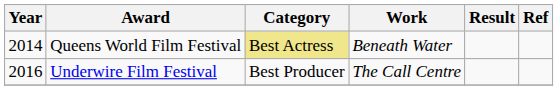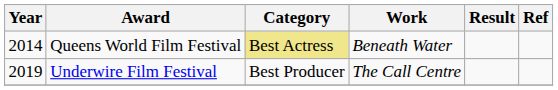(25, 71) 2016 -> (25, 71) 2019
